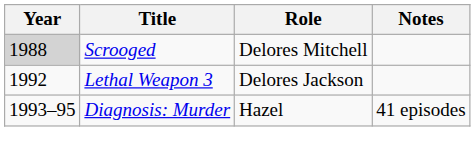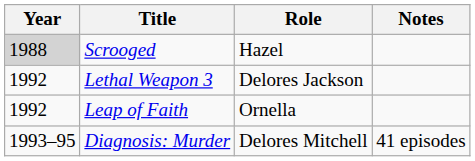(303, 49) Delores Mitchell -> (261, 49) Hazel
+ row: (136, 110)
(261, 110) Hazel -> (303, 140) Delores Mitchell
